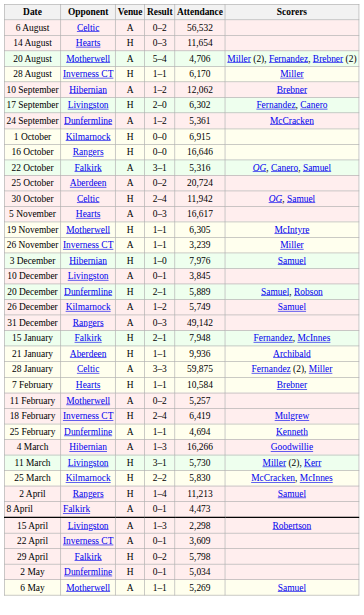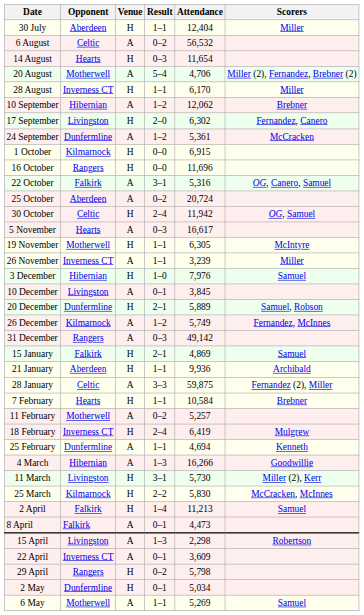+ row: (33, 27)
(200, 152) 16,646 -> (200, 167) 11,696
(292, 307) Samuel -> (292, 323) Fernandez, McInnes
(200, 338) 7,948 -> (200, 354) 4,869
(292, 338) Fernandez, McInnes -> (292, 354) Samuel
(88, 494) Rangers -> (88, 509) Falkirk
(88, 556) Falkirk -> (88, 572) Rangers
